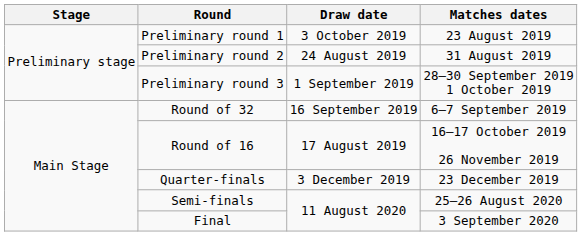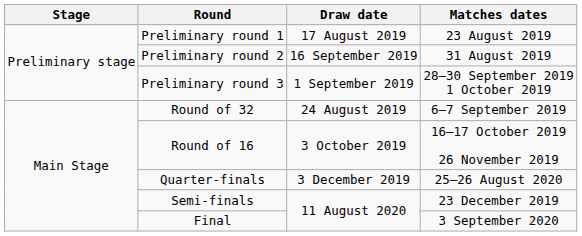(354, 35) 3 October 2019 -> (354, 35) 17 August 2019
(354, 55) 24 August 2019 -> (354, 55) 16 September 2019
(354, 110) 16 September 2019 -> (354, 110) 24 August 2019
(354, 145) 17 August 2019 -> (354, 145) 3 October 2019
(499, 180) 23 December 2019 -> (499, 180) 25–26 August 2020
(499, 200) 25–26 August 2020 -> (499, 200) 23 December 2019
